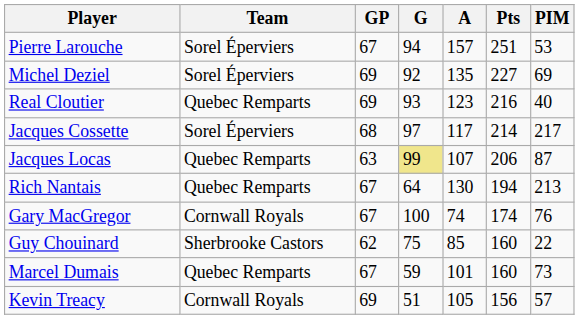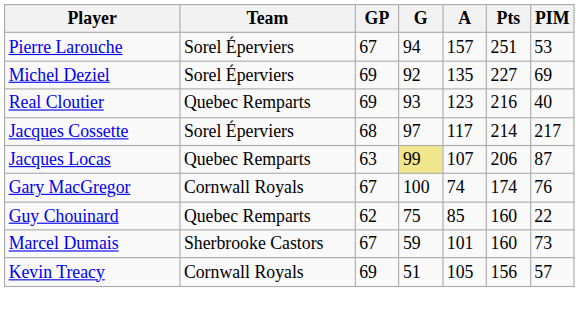- row: (55, 187)
(254, 243) Sherbrooke Castors -> (247, 215) Quebec Remparts
(247, 272) Quebec Remparts -> (254, 243) Sherbrooke Castors
